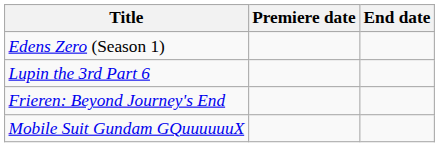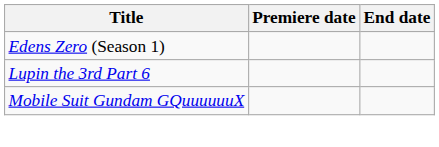- row: (117, 100)
